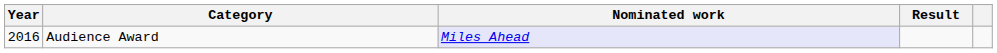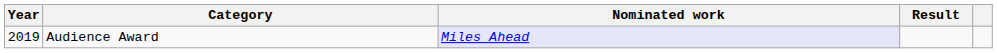(24, 37) 2016 -> (24, 37) 2019
